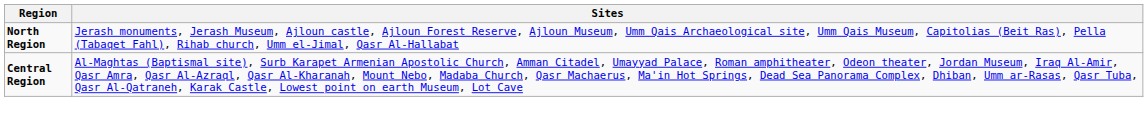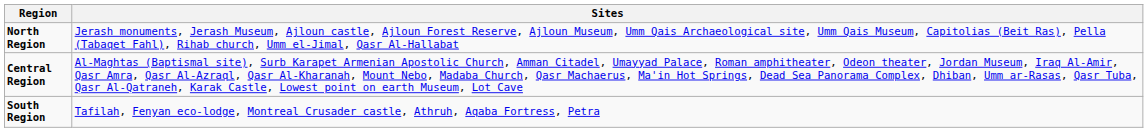+ row: (26, 111)
